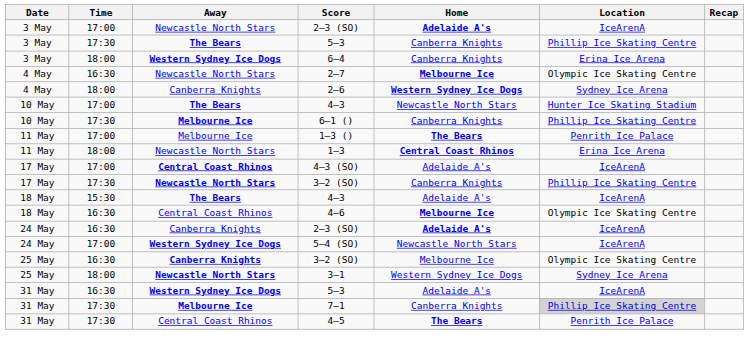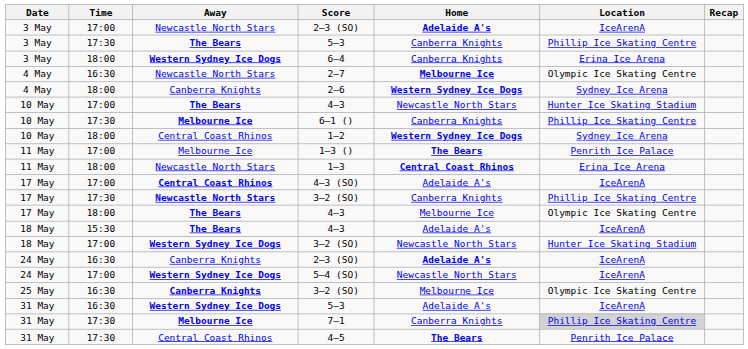+ row: (37, 136)
+ row: (37, 213)
- row: (37, 213)
+ row: (37, 244)
- row: (37, 275)
